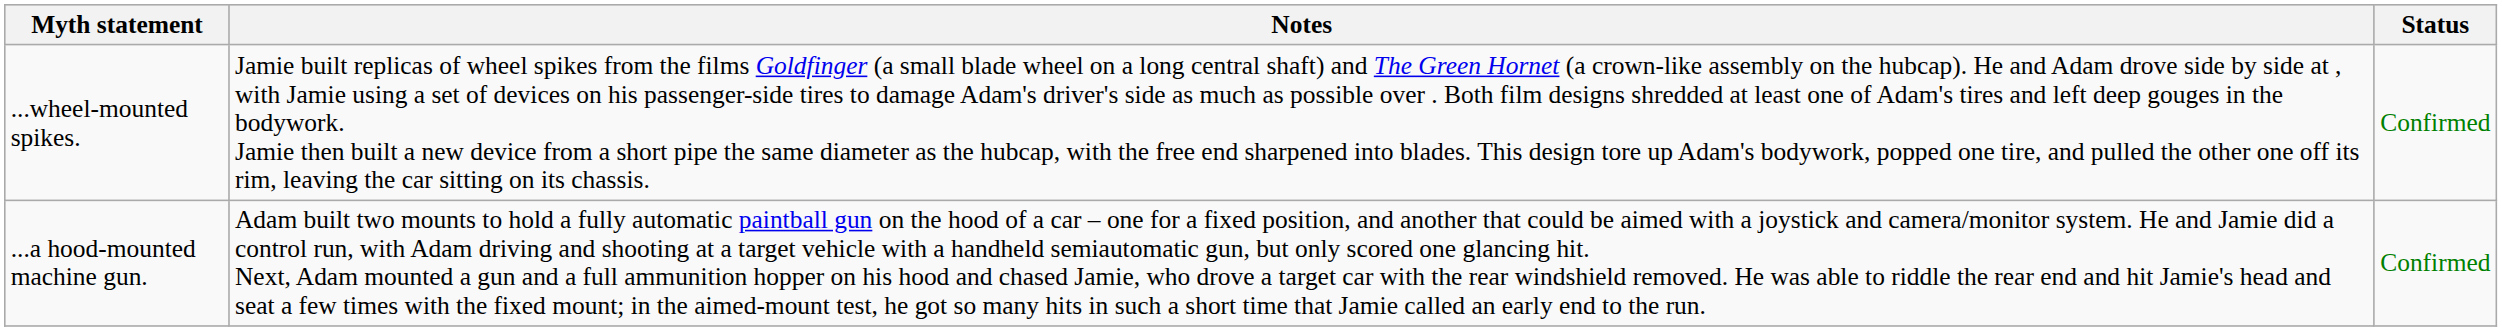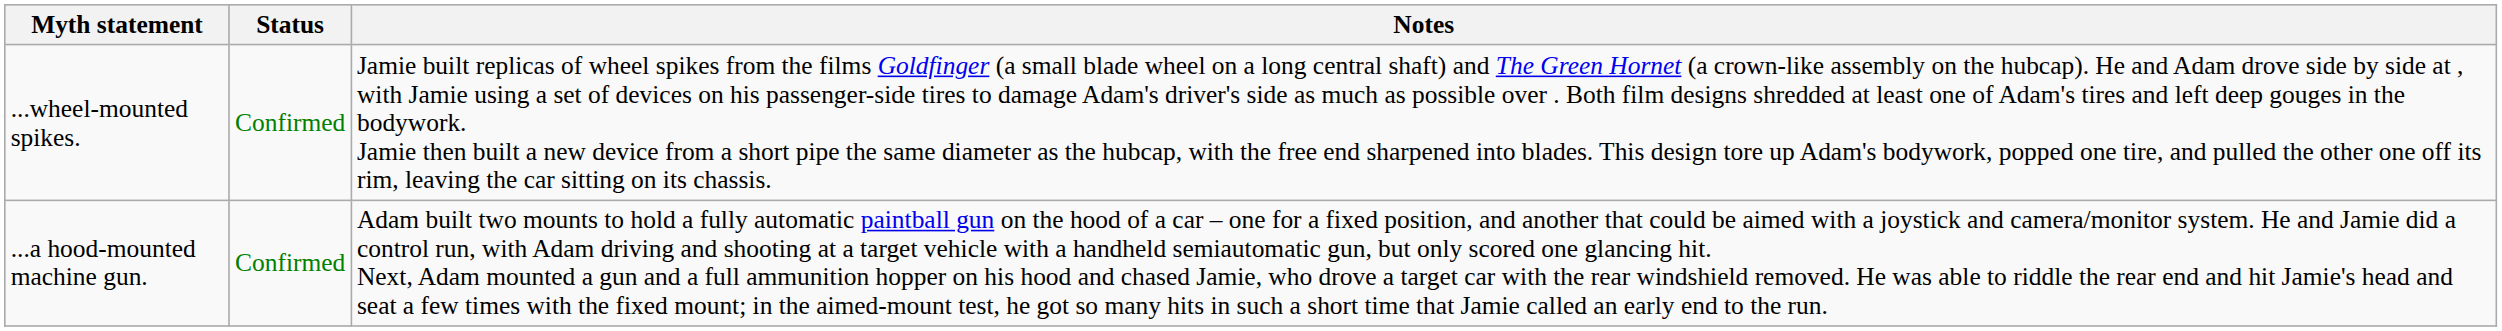columns swapped: (2435, 24) <-> (1302, 24)
